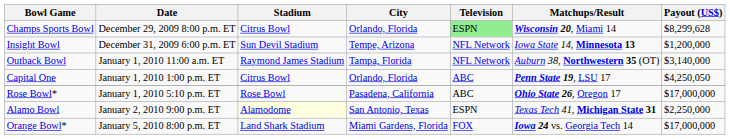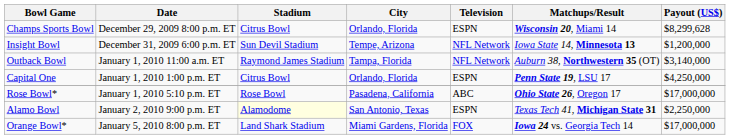(465, 28) lightgreen background -> (465, 28) no background
(463, 77) ABC -> (465, 77) ESPN
(687, 77) $4,250,050 -> (687, 77) $4,250,000
